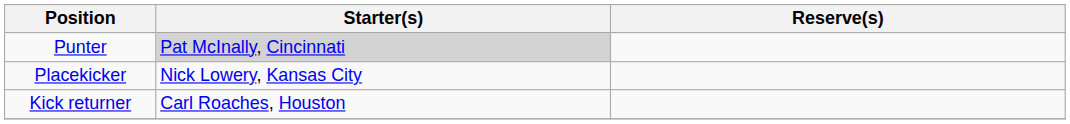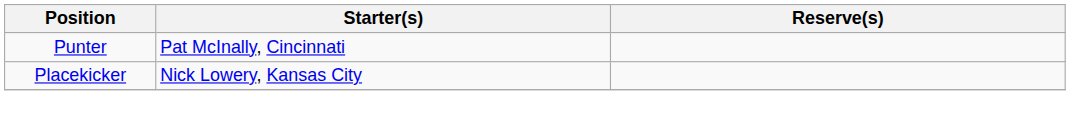(253, 47) lightgrey background -> (253, 47) no background
- row: (80, 103)
